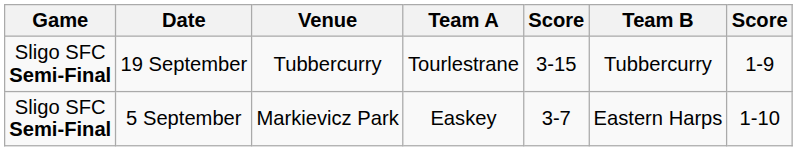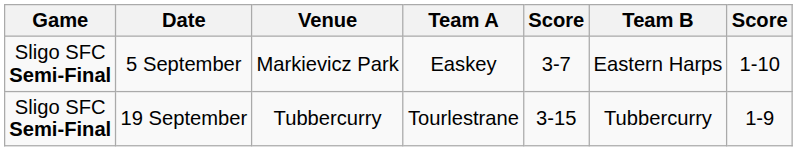rows swapped: (184, 118) <-> (184, 63)
